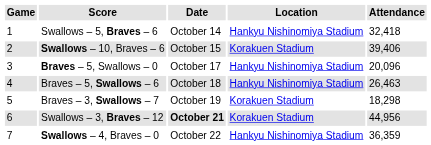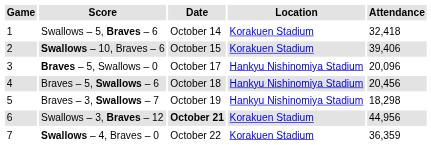(296, 31) Hankyu Nishinomiya Stadium -> (272, 31) Korakuen Stadium
(385, 83) 26,463 -> (385, 83) 20,456
(272, 101) Korakuen Stadium -> (296, 101) Hankyu Nishinomiya Stadium
(296, 135) Hankyu Nishinomiya Stadium -> (272, 135) Korakuen Stadium
